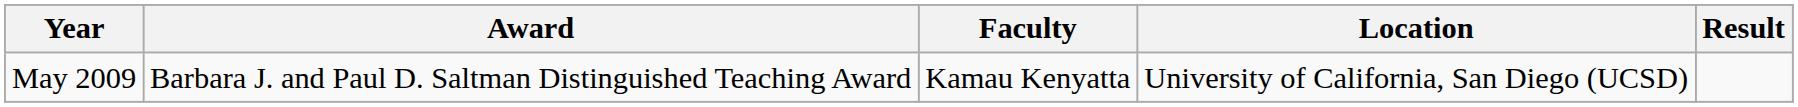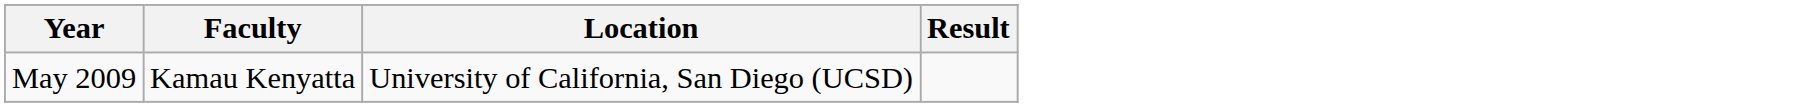- column: (531, 28)
